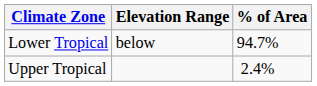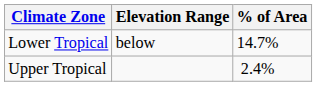(258, 42) 94.7% -> (258, 42) 14.7%
